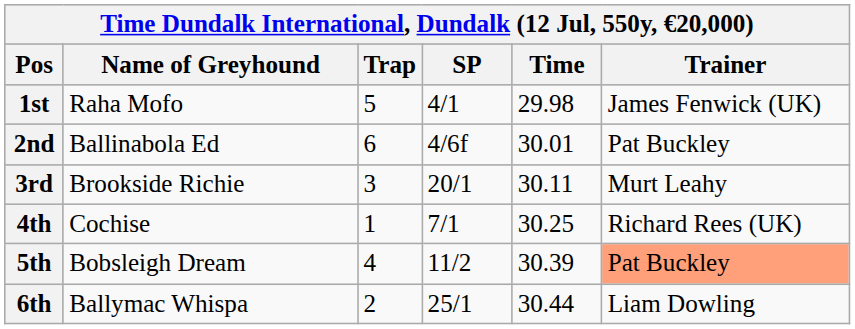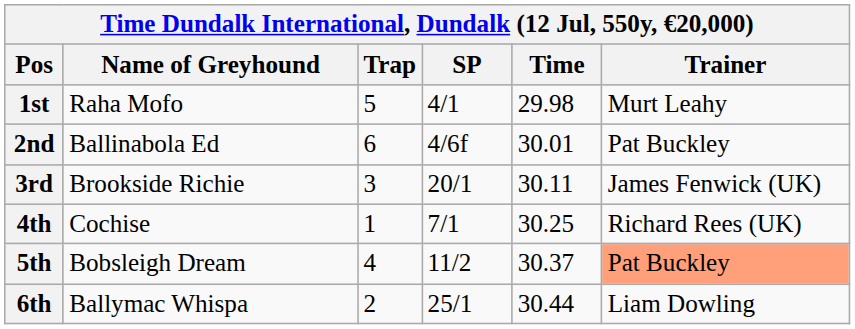(714, 104) James Fenwick (UK) -> (667, 104) Murt Leahy
(667, 183) Murt Leahy -> (714, 183) James Fenwick (UK)
(546, 263) 30.39 -> (546, 263) 30.37
